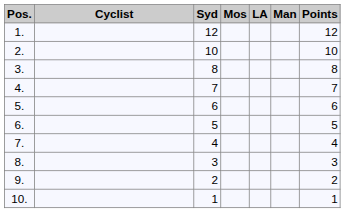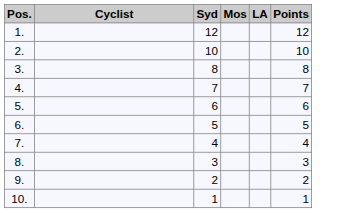- column: (285, 14)
